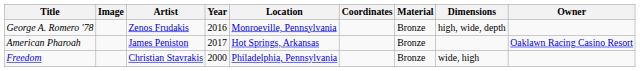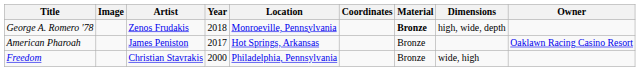(217, 27) 2016 -> (217, 27) 2018
(411, 27) normal -> (412, 27) bold
